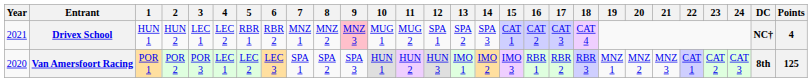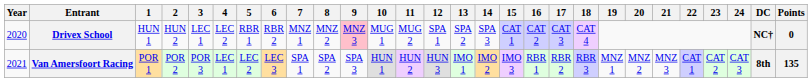(17, 34) 2021 -> (17, 34) 2020
(791, 34) 4 -> (791, 34) 0
(17, 63) 2020 -> (17, 63) 2021
(791, 63) 125 -> (791, 63) 135
